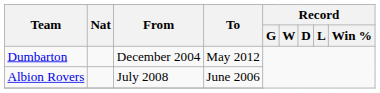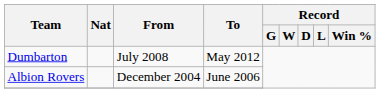(159, 56) December 2004 -> (143, 56) July 2008
(143, 77) July 2008 -> (159, 77) December 2004
